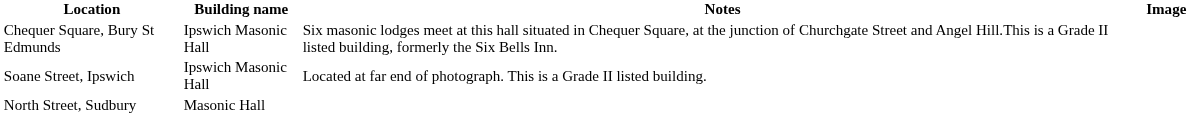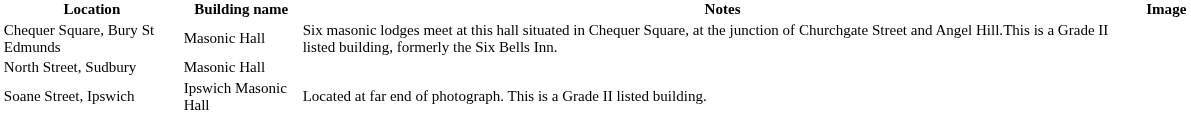(235, 38) Ipswich Masonic Hall -> (224, 38) Masonic Hall
rows swapped: (69, 76) <-> (70, 105)
